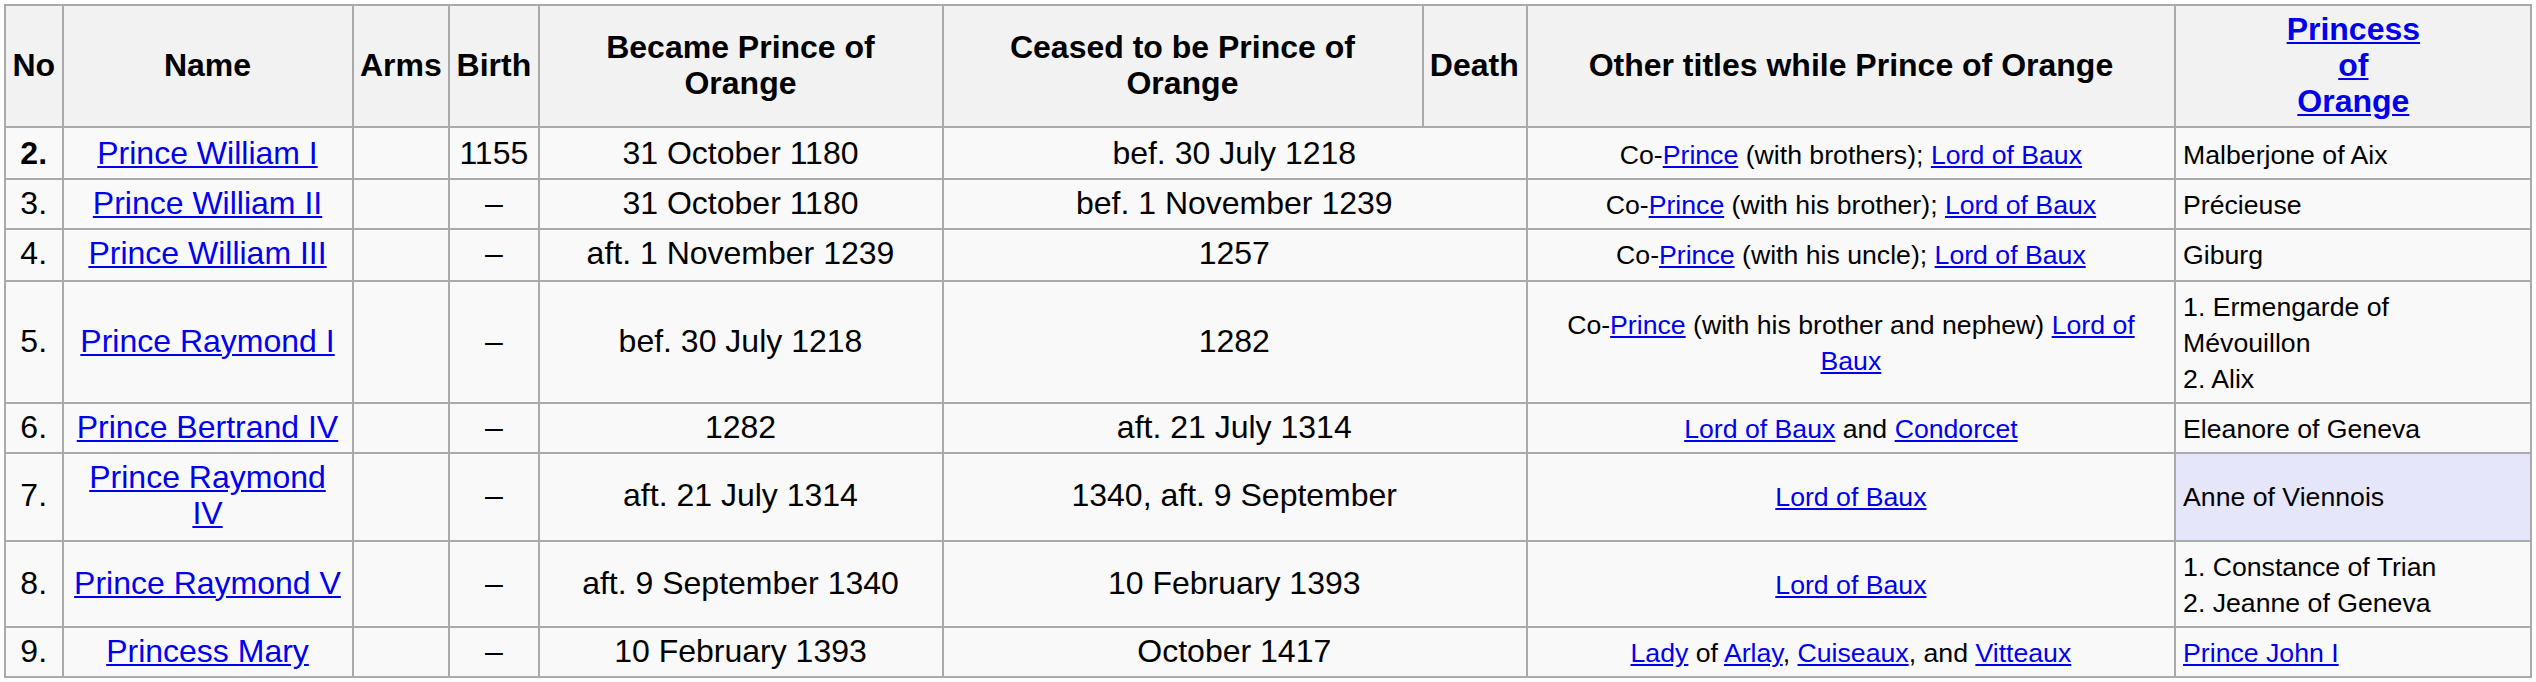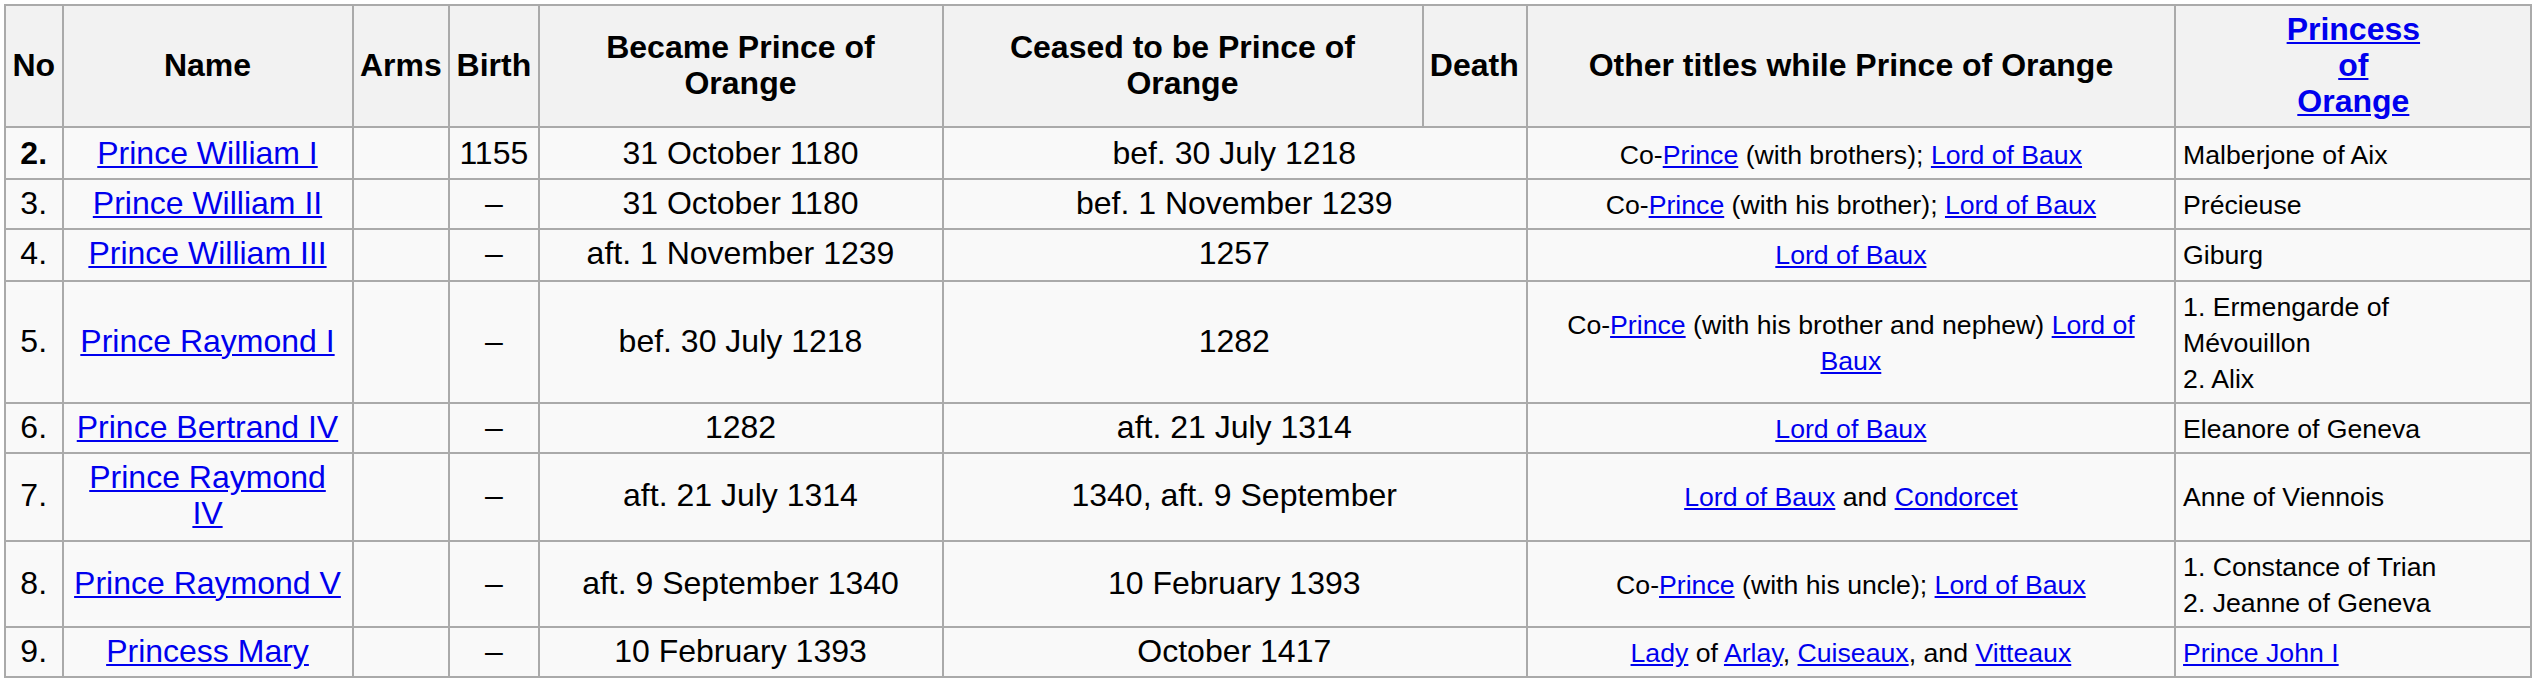(1851, 256) Co-Prince (with his uncle); Lord of Baux -> (1851, 256) Lord of Baux
(1851, 429) Lord of Baux and Condorcet -> (1851, 429) Lord of Baux
(1851, 498) Lord of Baux -> (1851, 498) Lord of Baux and Condorcet
(2284, 498) lavender background -> (2284, 498) no background
(1851, 585) Lord of Baux -> (1851, 585) Co-Prince (with his uncle); Lord of Baux
